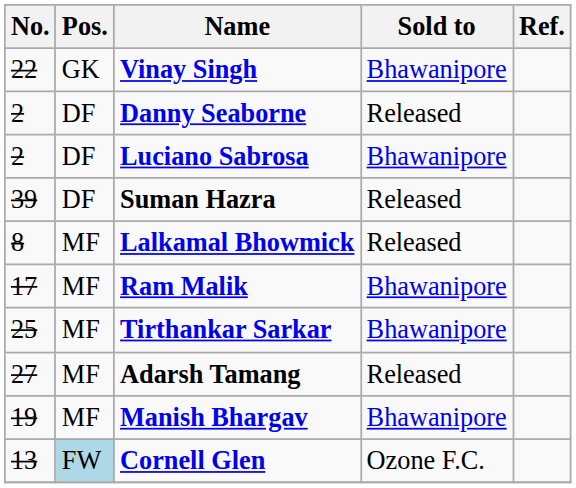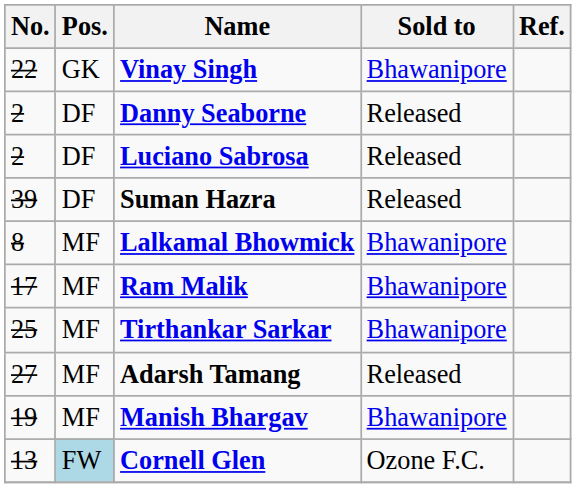(437, 156) Bhawanipore -> (414, 156) Released
(414, 243) Released -> (437, 243) Bhawanipore
